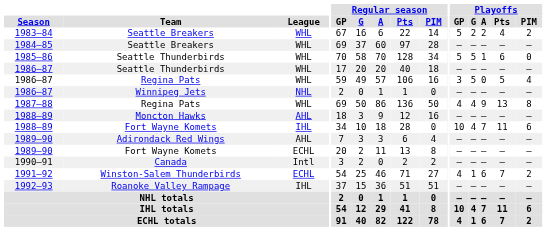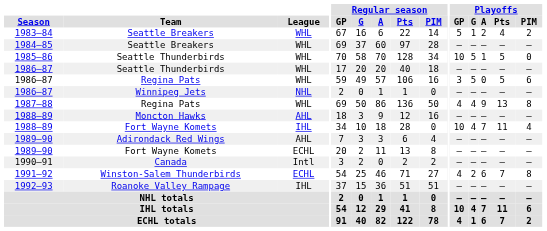(473, 33) 2 -> (473, 33) 1
(459, 57) 5 -> (459, 57) 10
(502, 57) 6 -> (502, 57) 5
(529, 80) 4 -> (529, 80) 6
(529, 127) 6 -> (529, 127) 4
(473, 174) 1 -> (473, 174) 2
(529, 174) 2 -> (529, 174) 8
